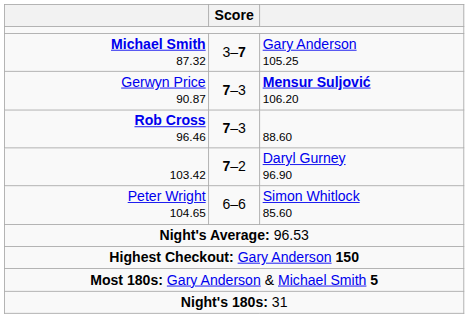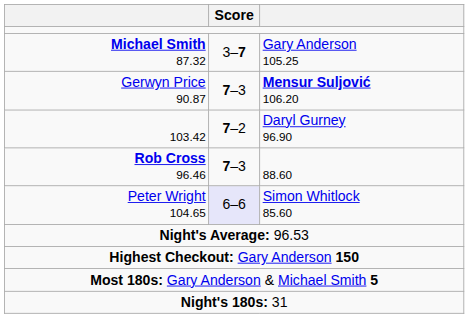rows swapped: (188, 175) <-> (170, 128)
(234, 205) no background -> (234, 205) lavender background
